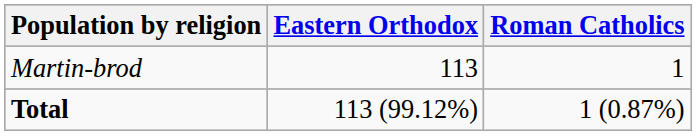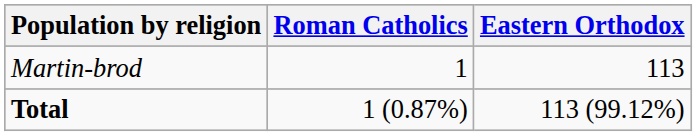columns swapped: (376, 25) <-> (587, 25)
